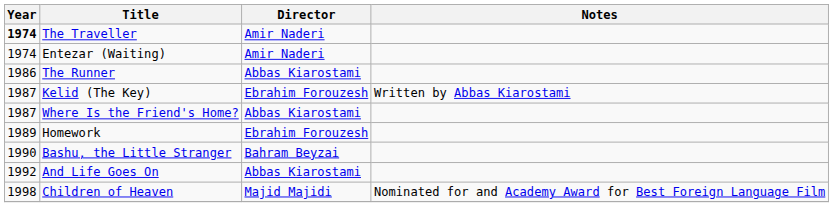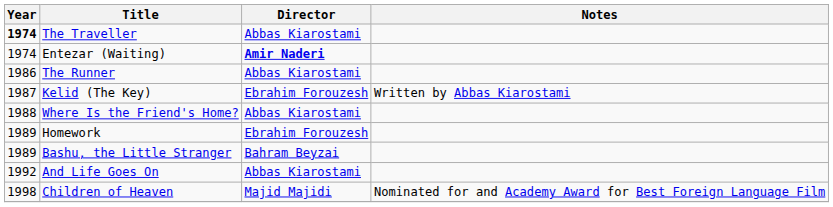(285, 34) Amir Naderi -> (303, 34) Abbas Kiarostami
(285, 54) normal -> (285, 54) bold
(22, 113) 1987 -> (22, 113) 1988
(22, 152) 1990 -> (22, 152) 1989
